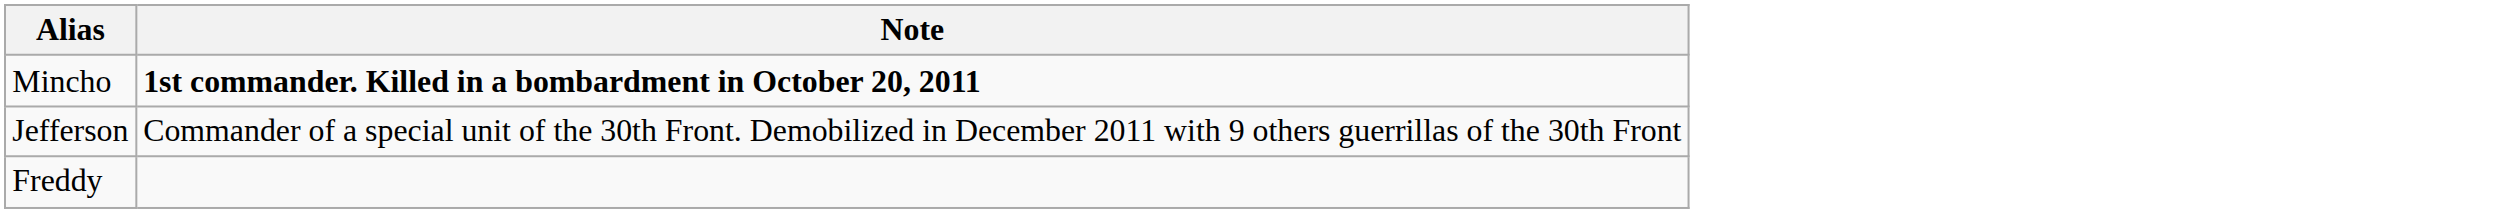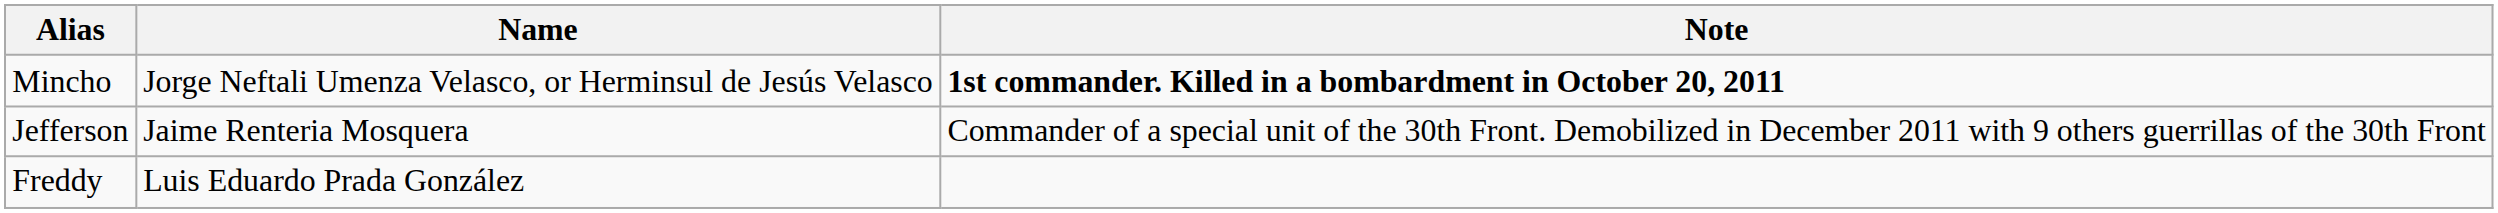+ column: (538, 29)
